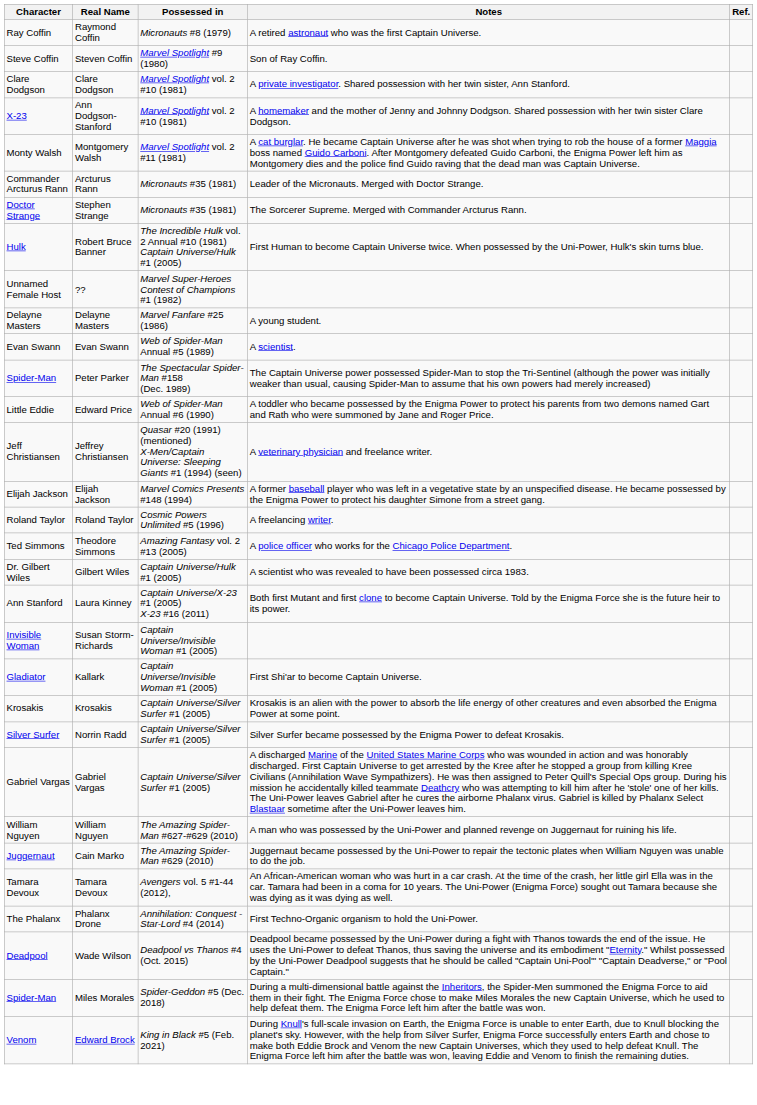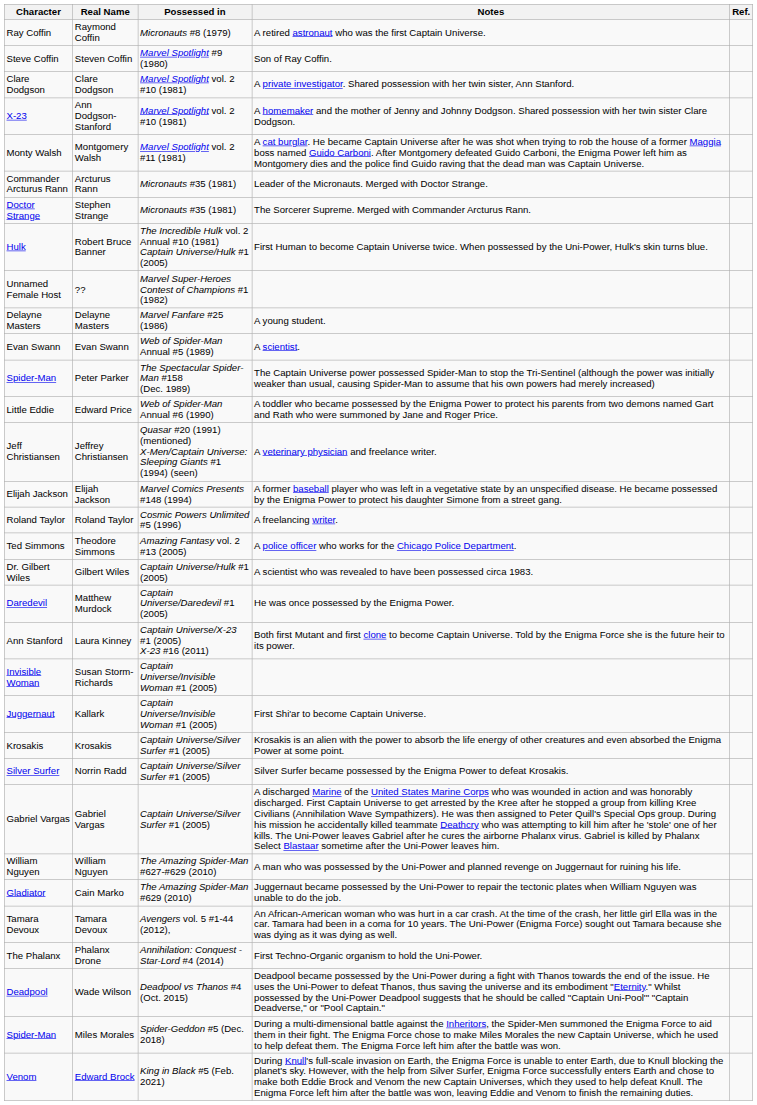+ row: (93, 603)
(26, 677) Gladiator -> (31, 714) Juggernaut
(31, 856) Juggernaut -> (26, 892) Gladiator
